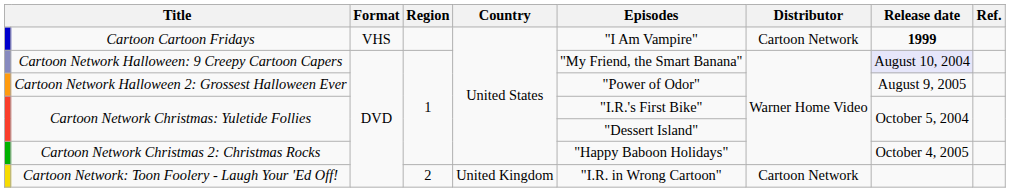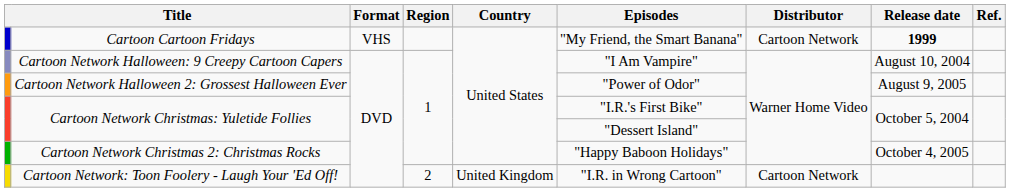(651, 38) "I Am Vampire" -> (651, 38) "My Friend, the Smart Banana"
(651, 61) "My Friend, the Smart Banana" -> (651, 61) "I Am Vampire"
(922, 61) lavender background -> (922, 61) no background
